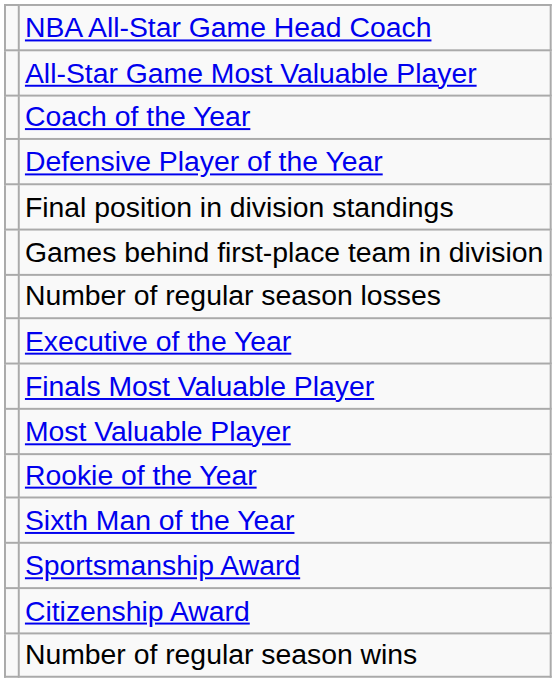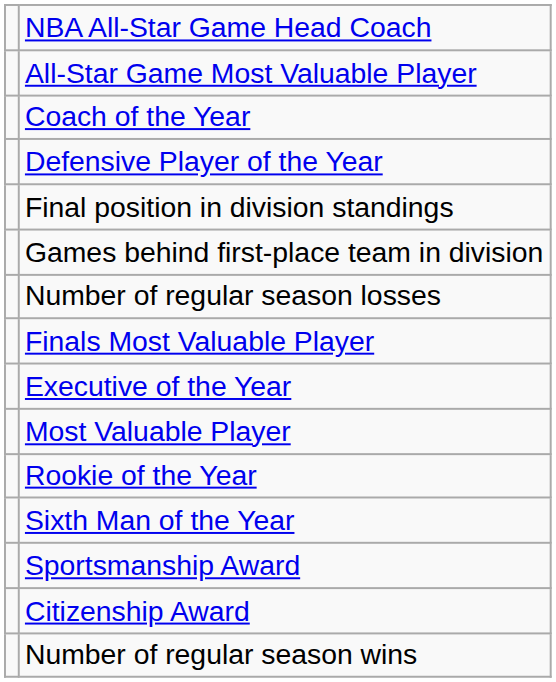rows swapped: (158, 342) <-> (200, 386)
